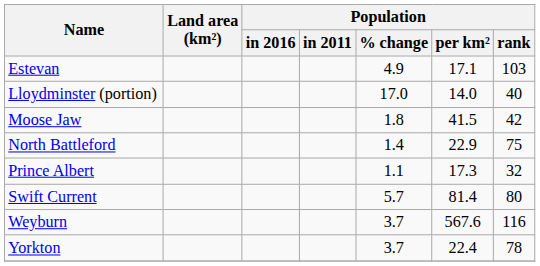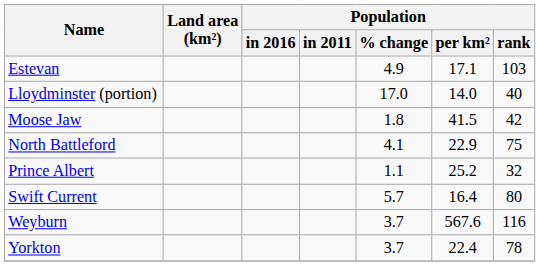(394, 145) 1.4 -> (394, 145) 4.1
(463, 171) 17.3 -> (463, 171) 25.2
(463, 196) 81.4 -> (463, 196) 16.4
